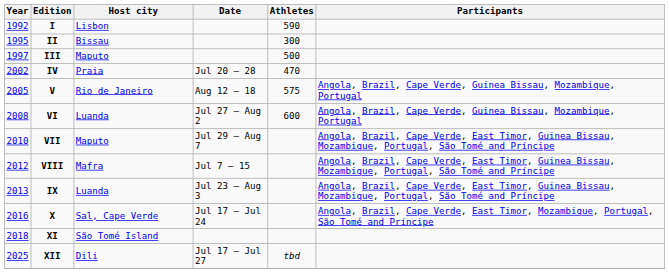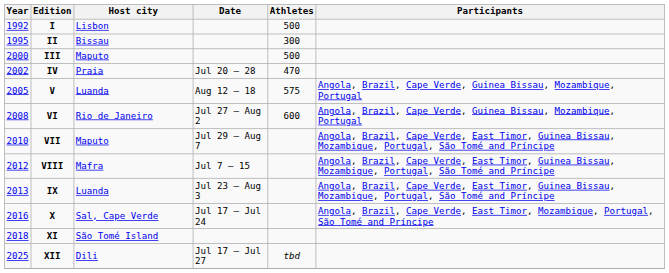(292, 27) 590 -> (292, 27) 500
(18, 56) 1997 -> (18, 56) 2000
(114, 91) Rio de Janeiro -> (92, 91) Luanda
(92, 116) Luanda -> (114, 116) Rio de Janeiro
